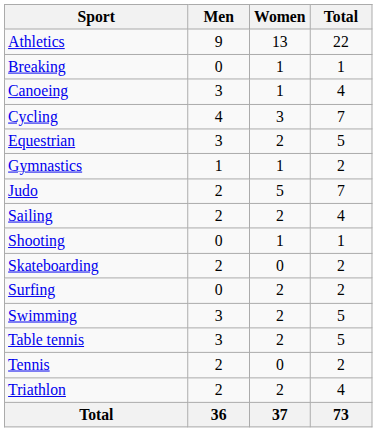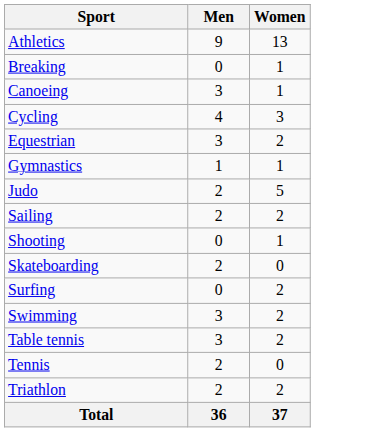- column: (341, 16)
